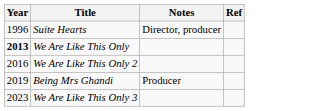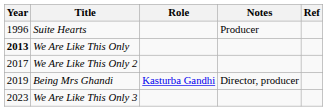+ column: (179, 13)
(182, 30) Director, producer -> (239, 30) Producer
(18, 64) 2016 -> (18, 64) 2017
(162, 81) Producer -> (260, 81) Director, producer
